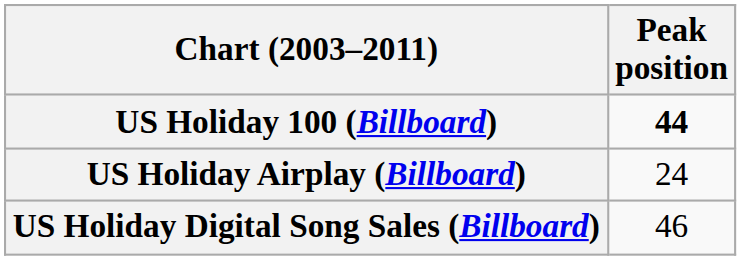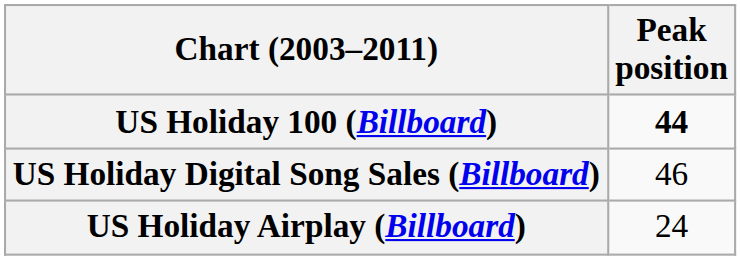rows swapped: (306, 173) <-> (306, 226)
